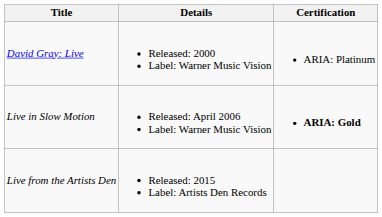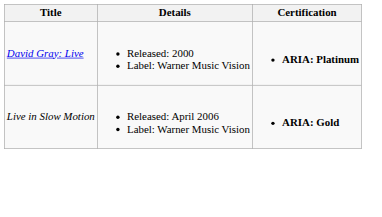(326, 59) normal -> (307, 59) bold
- row: (62, 180)
